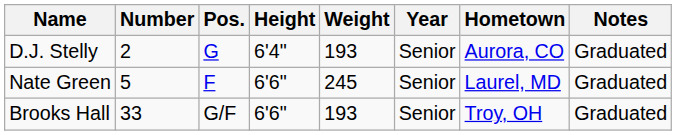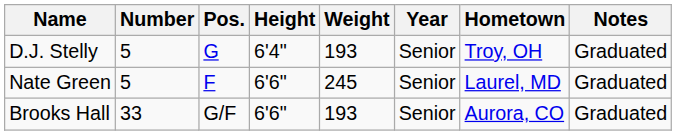(125, 51) 2 -> (125, 51) 5
(514, 51) Aurora, CO -> (503, 51) Troy, OH
(503, 113) Troy, OH -> (514, 113) Aurora, CO
